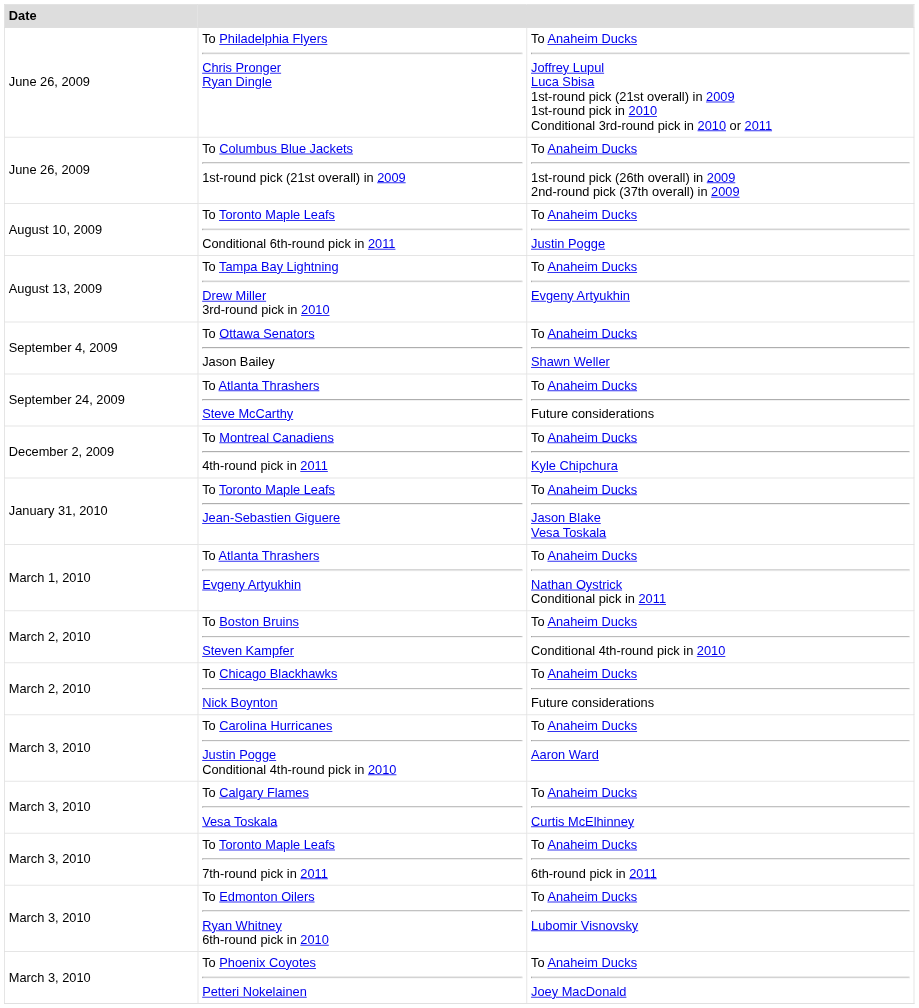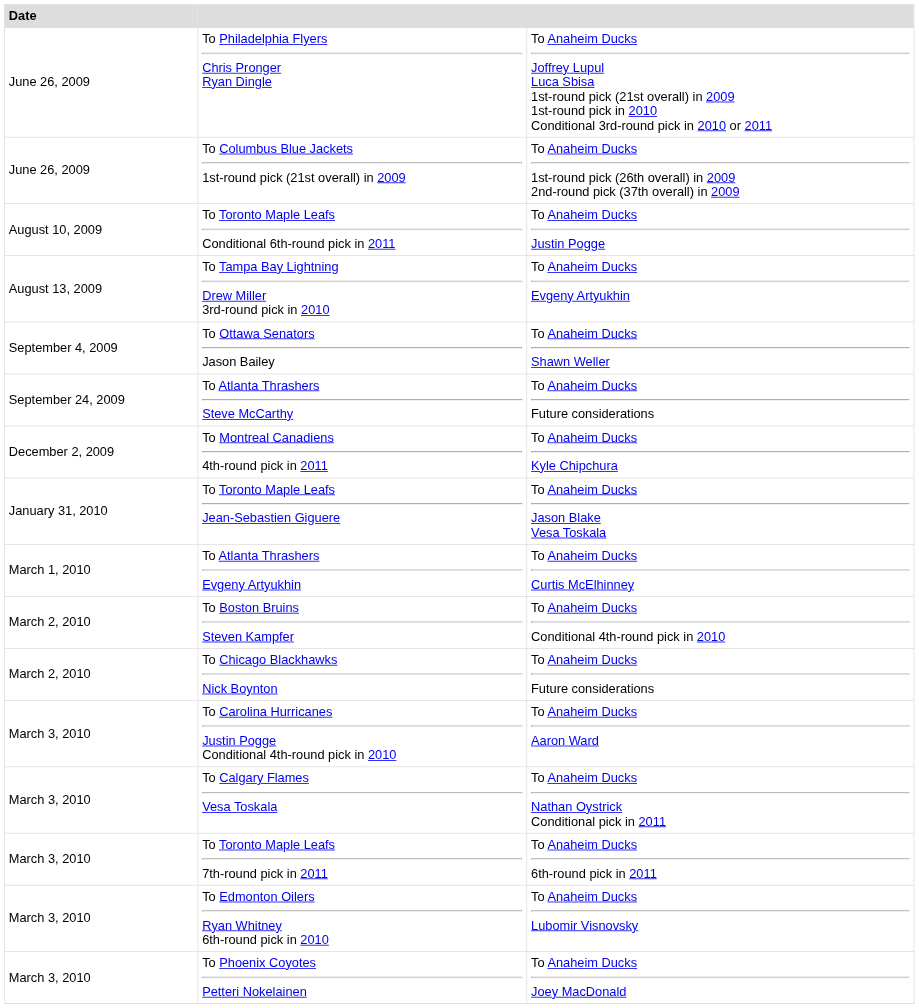(720, 577) To Anaheim Ducks Nathan Oystrick Conditional pick in 2011 -> (720, 570) To Anaheim Ducks Curtis McElhinney
(720, 807) To Anaheim Ducks Curtis McElhinney -> (720, 800) To Anaheim Ducks Nathan Oystrick Conditional pick in 2011
